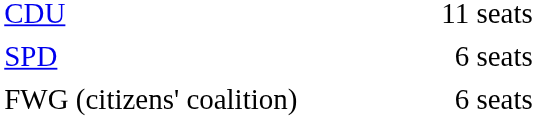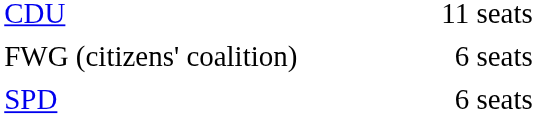rows swapped: (31, 56) <-> (151, 100)
